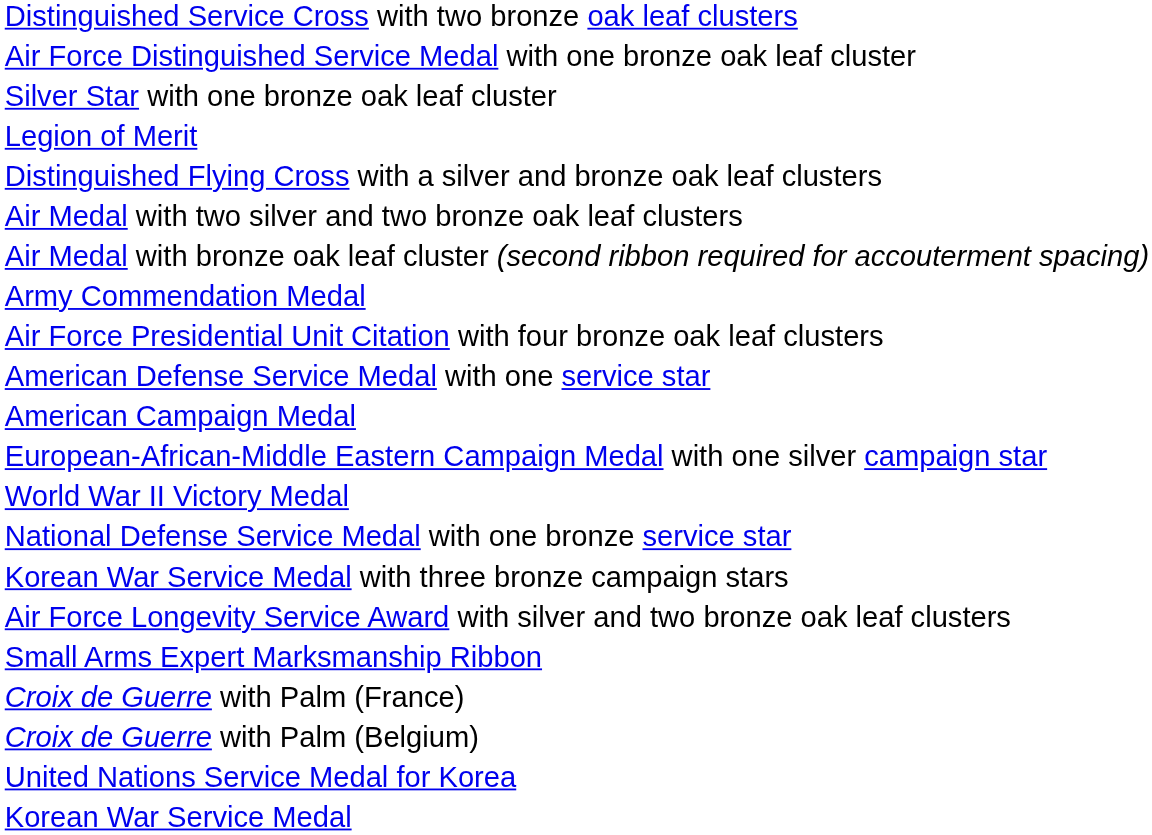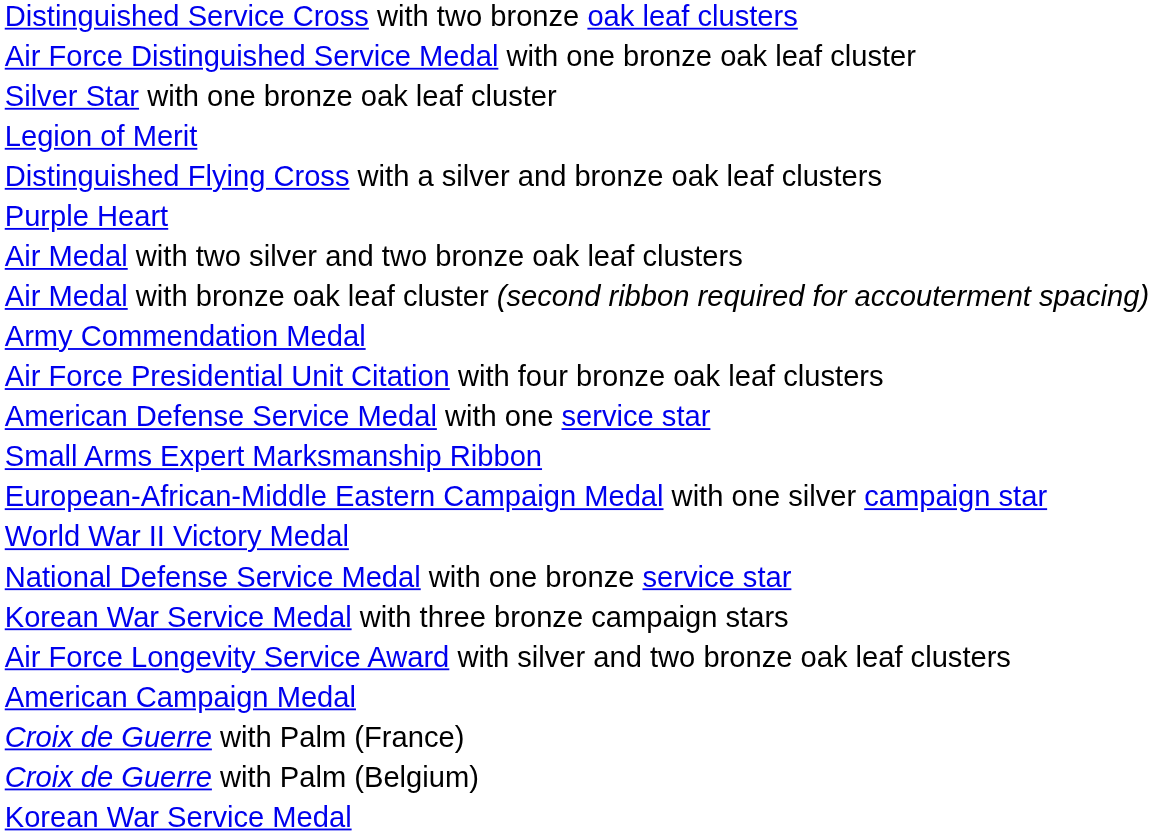+ row: (86, 216)
rows swapped: (180, 416) <-> (273, 657)
- row: (260, 777)
